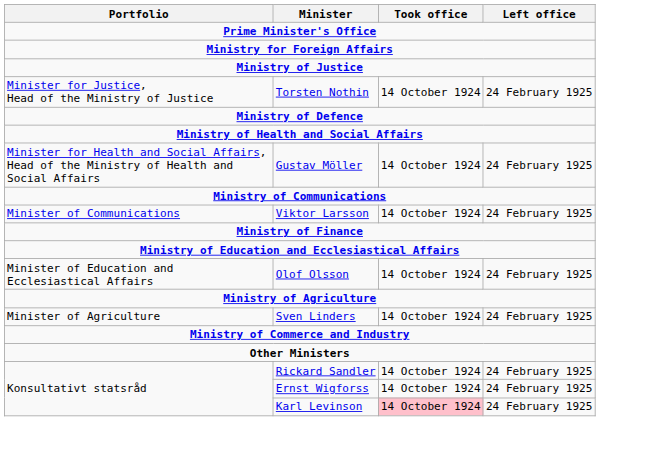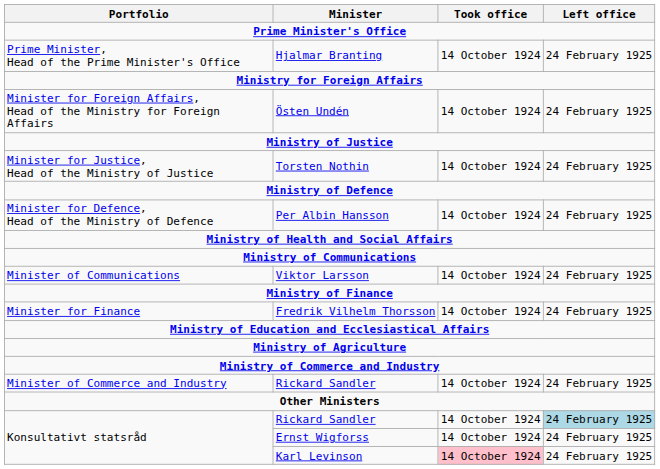+ row: (123, 56)
+ row: (113, 111)
+ row: (110, 215)
- row: (137, 165)
+ row: (74, 311)
- row: (90, 274)
- row: (84, 317)
+ row: (117, 383)
(539, 371) no background -> (599, 419) lightblue background
